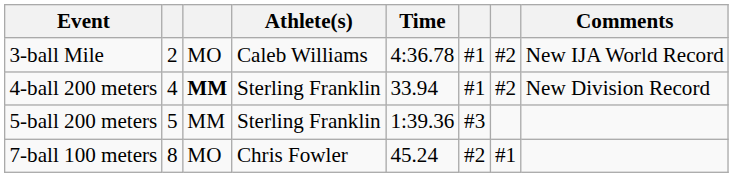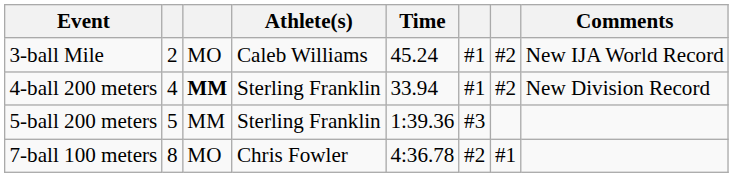(422, 54) 4:36.78 -> (414, 54) 45.24
(414, 155) 45.24 -> (422, 155) 4:36.78
